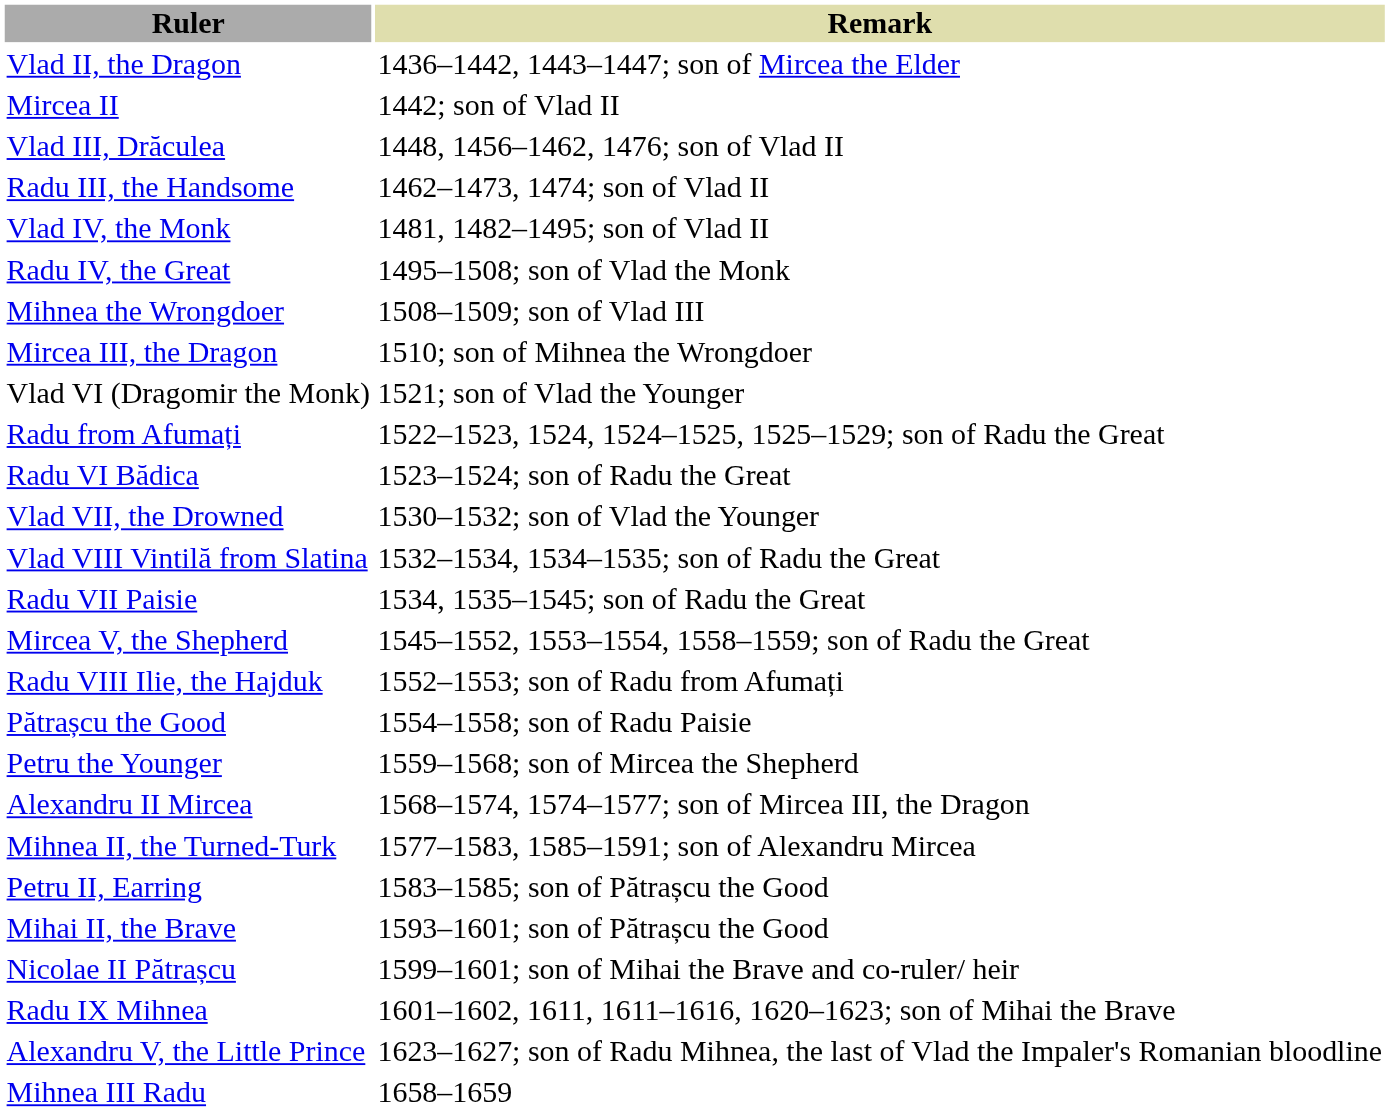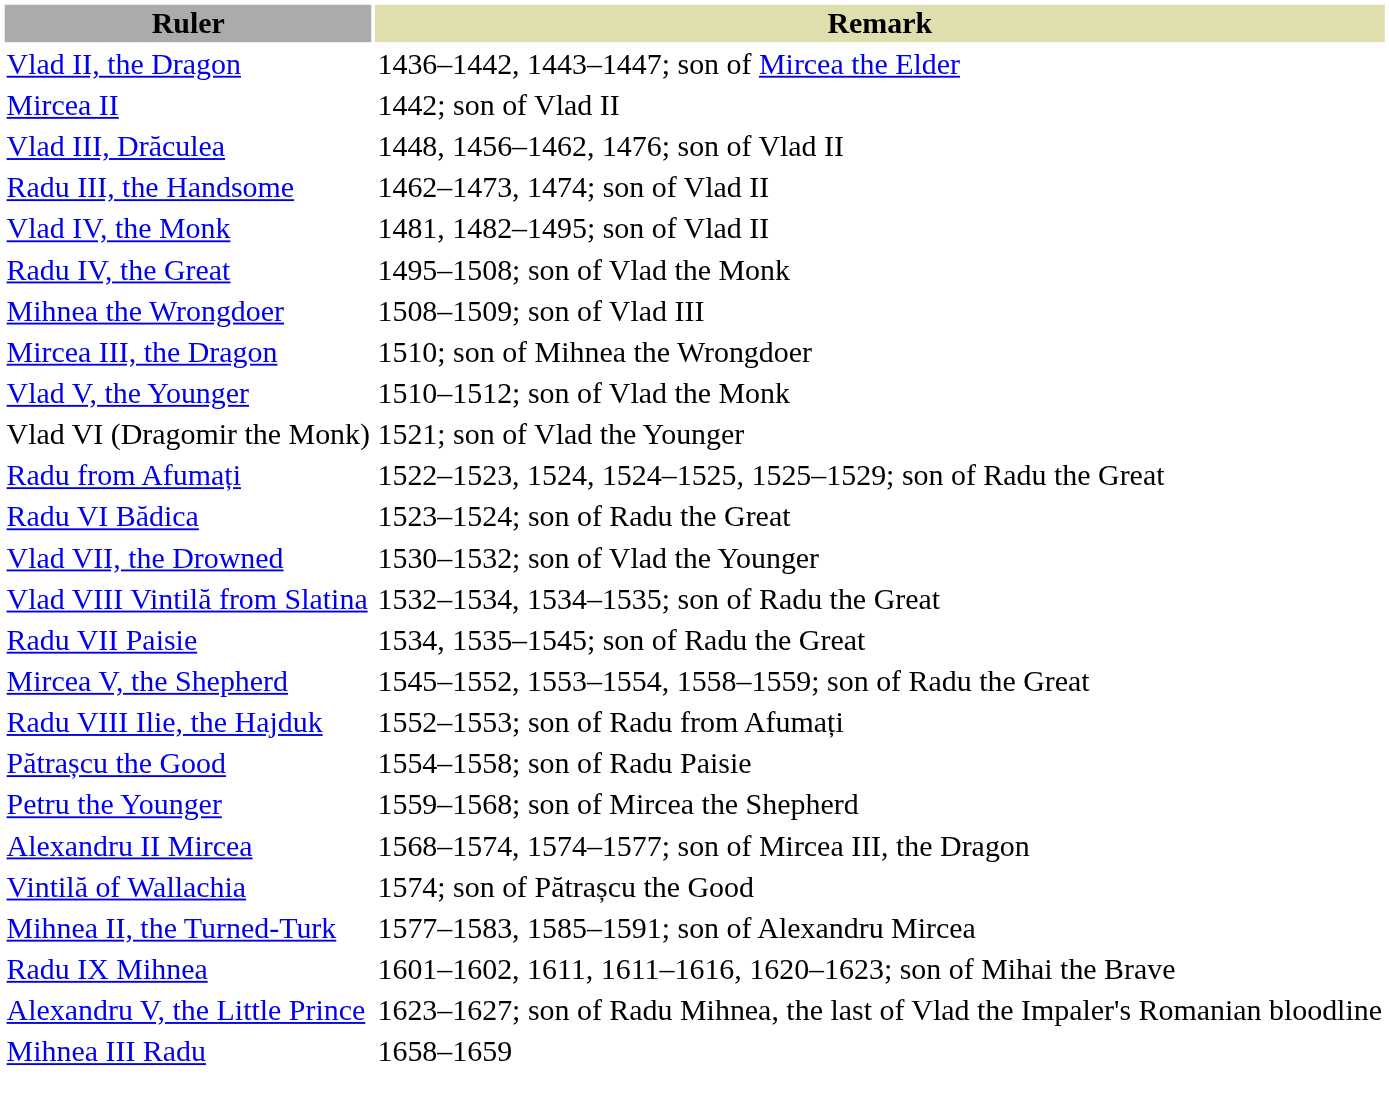+ row: (128, 393)
+ row: (126, 886)
- row: (104, 886)
- row: (121, 928)
- row: (121, 969)
